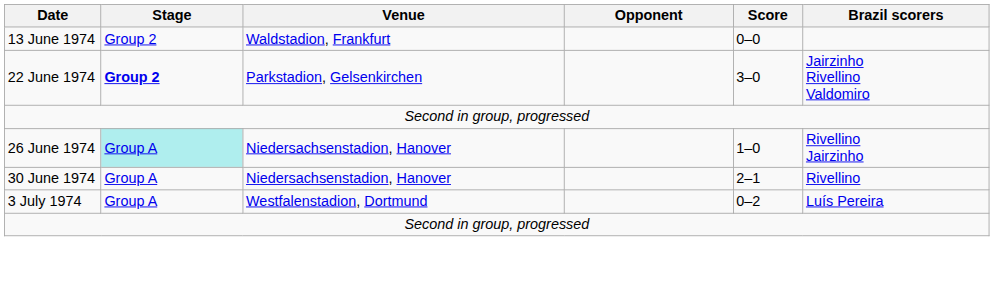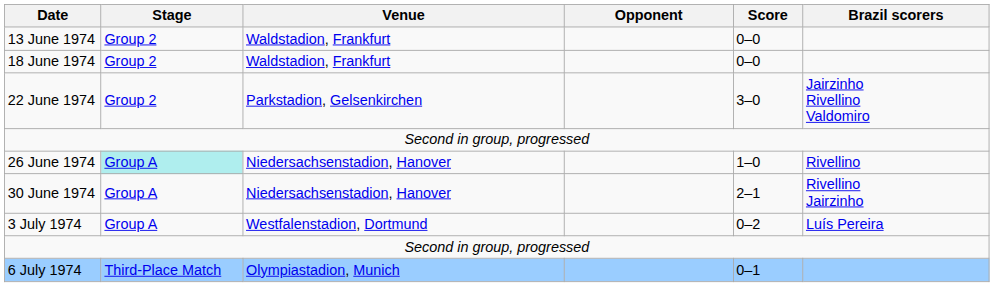+ row: (51, 61)
(132, 77) bold -> (130, 100) normal
(835, 147) Rivellino Jairzinho -> (833, 162) Rivellino
(833, 178) Rivellino -> (835, 193) Rivellino Jairzinho
+ row: (45, 270)
